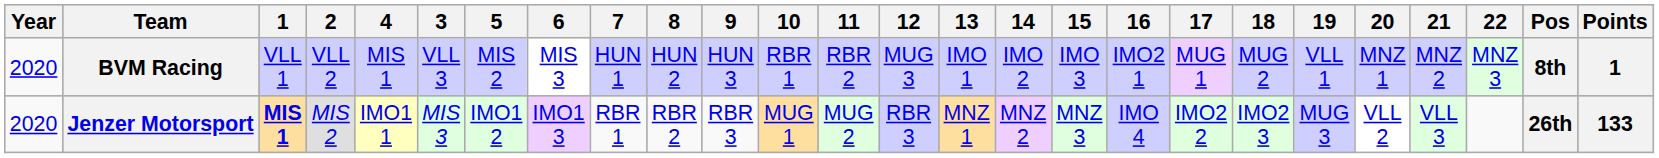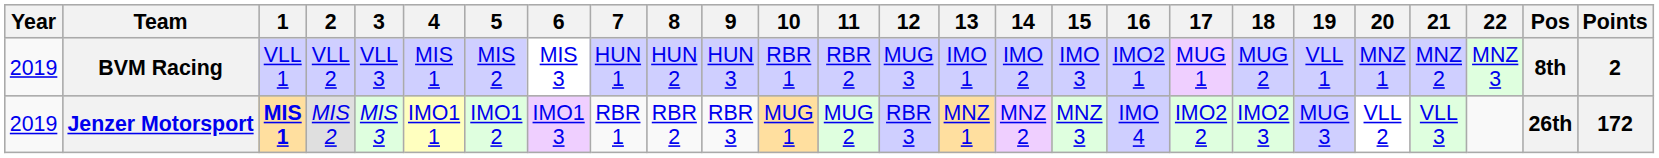columns swapped: (441, 21) <-> (386, 21)
(34, 67) 2020 -> (34, 67) 2019
(1615, 67) 1 -> (1615, 67) 2
(34, 124) 2020 -> (34, 124) 2019
(1615, 124) 133 -> (1615, 124) 172
